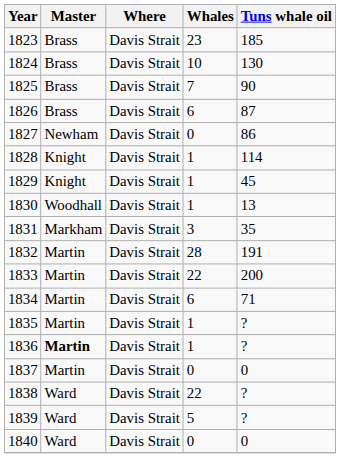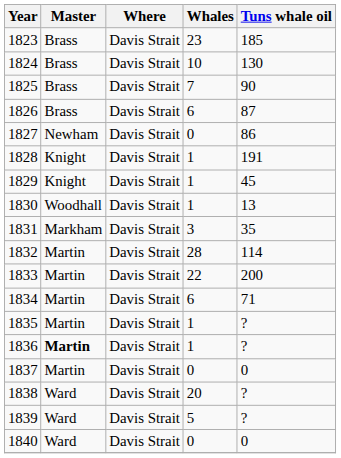(252, 157) 114 -> (252, 157) 191
(252, 252) 191 -> (252, 252) 114
(194, 393) 22 -> (194, 393) 20
